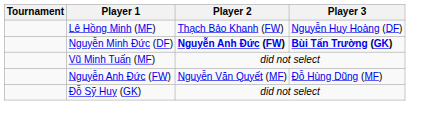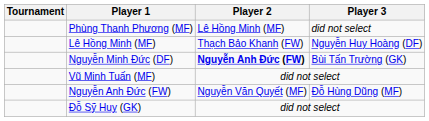+ row: (131, 28)
(342, 44) bold -> (359, 60) normal
